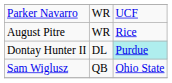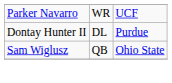- row: (36, 31)
(132, 50) paleturquoise background -> (132, 31) no background
